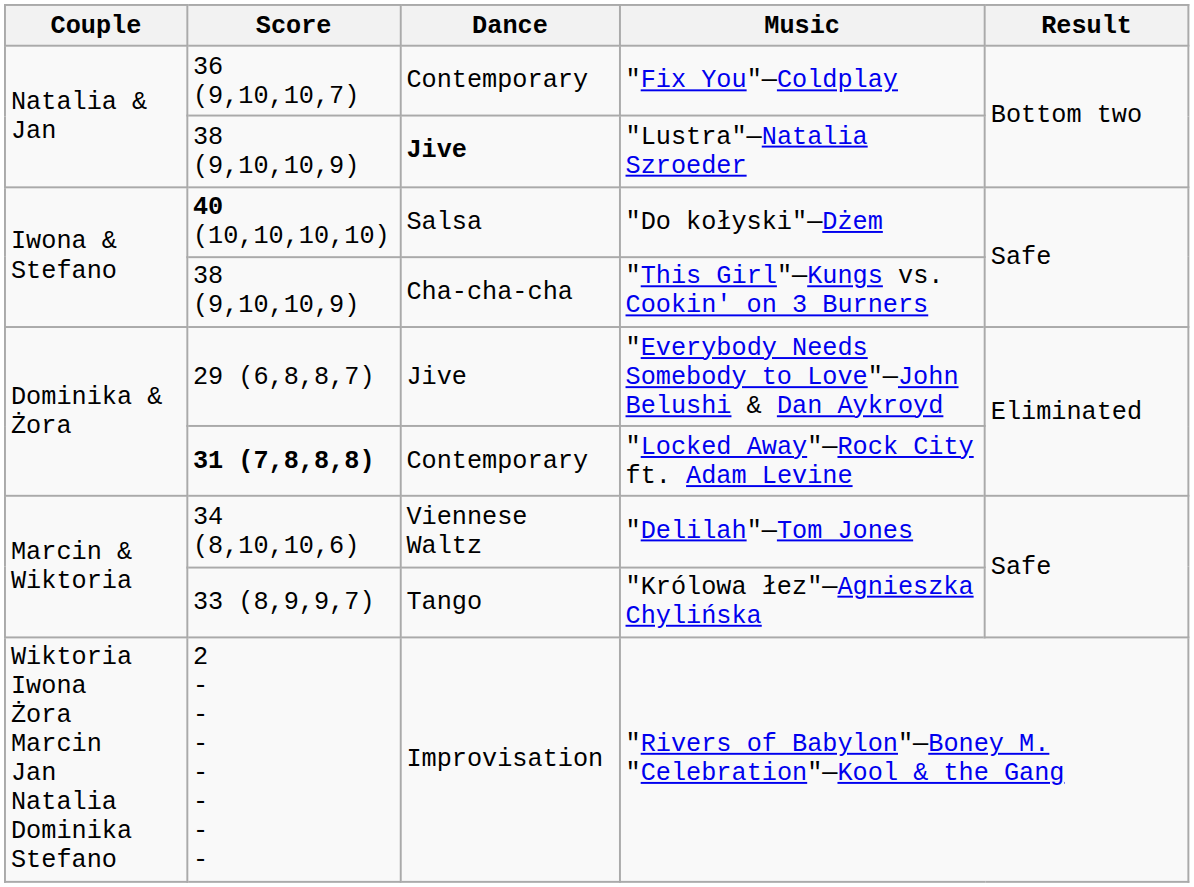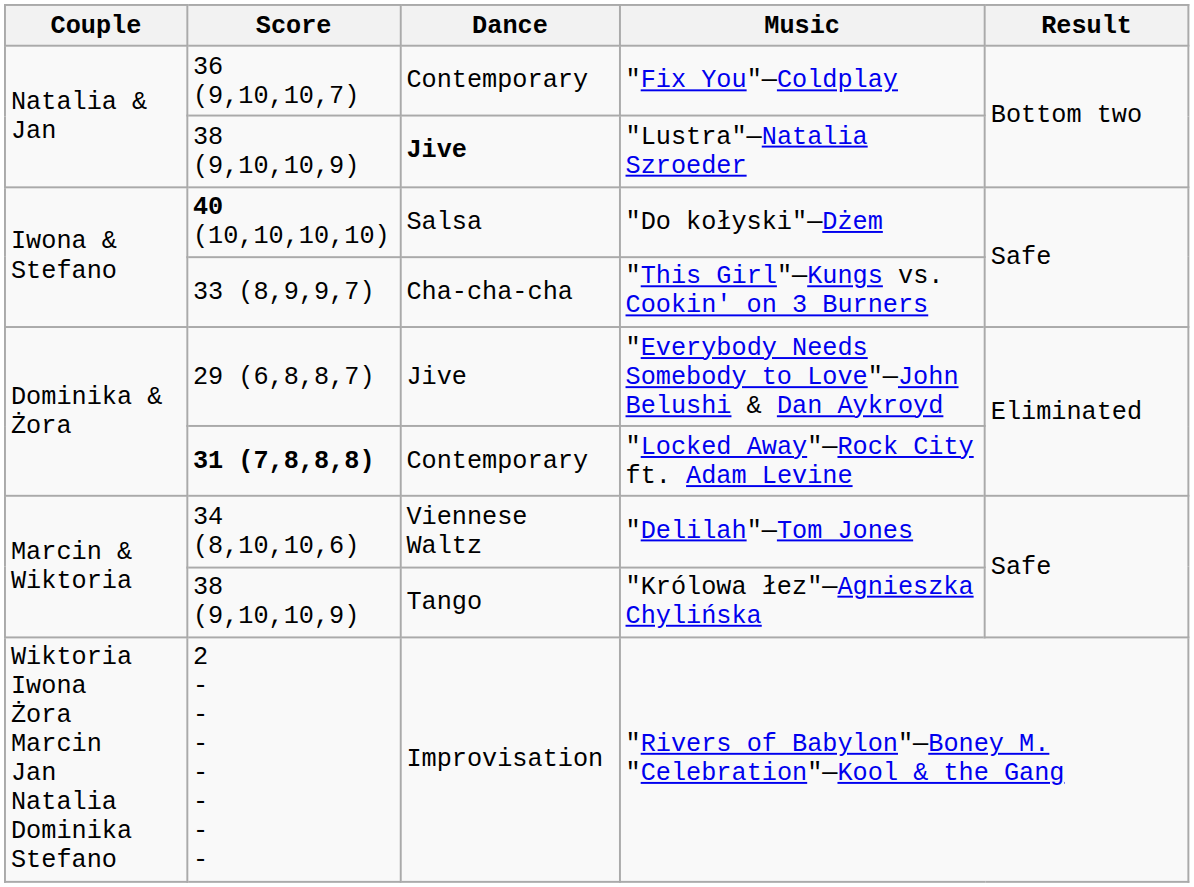(276, 292) 38 (9,10,10,9) -> (284, 292) 33 (8,9,9,7)
(284, 602) 33 (8,9,9,7) -> (276, 602) 38 (9,10,10,9)
